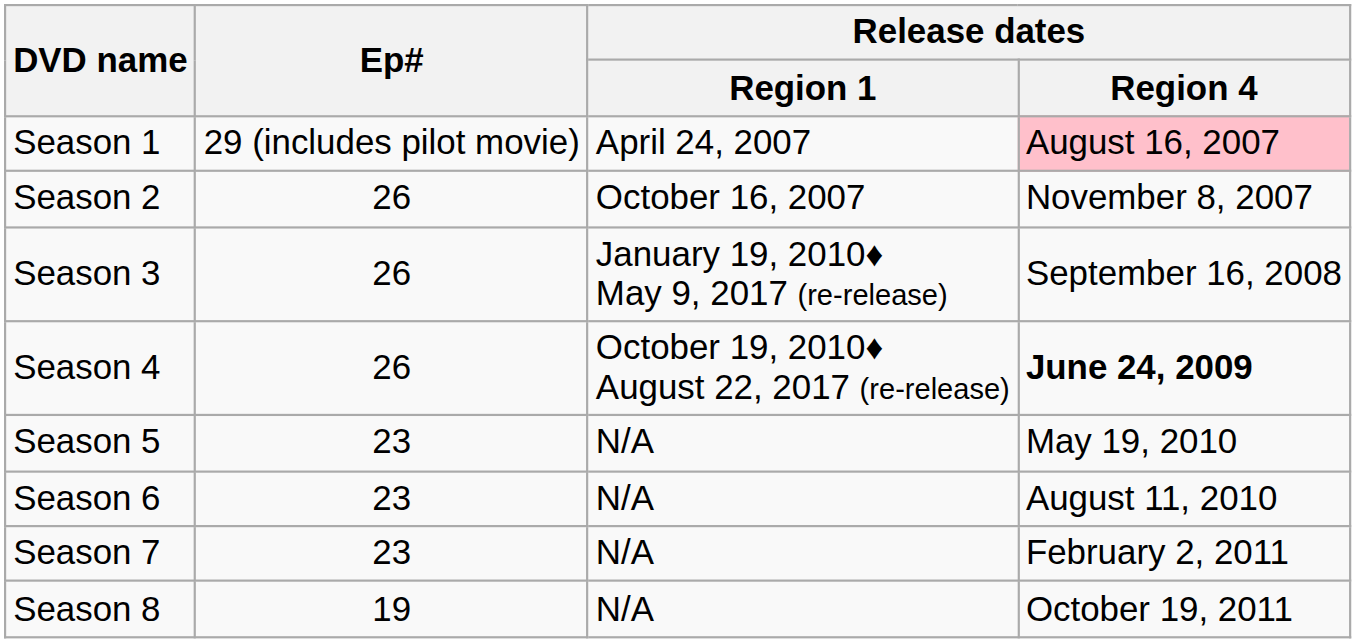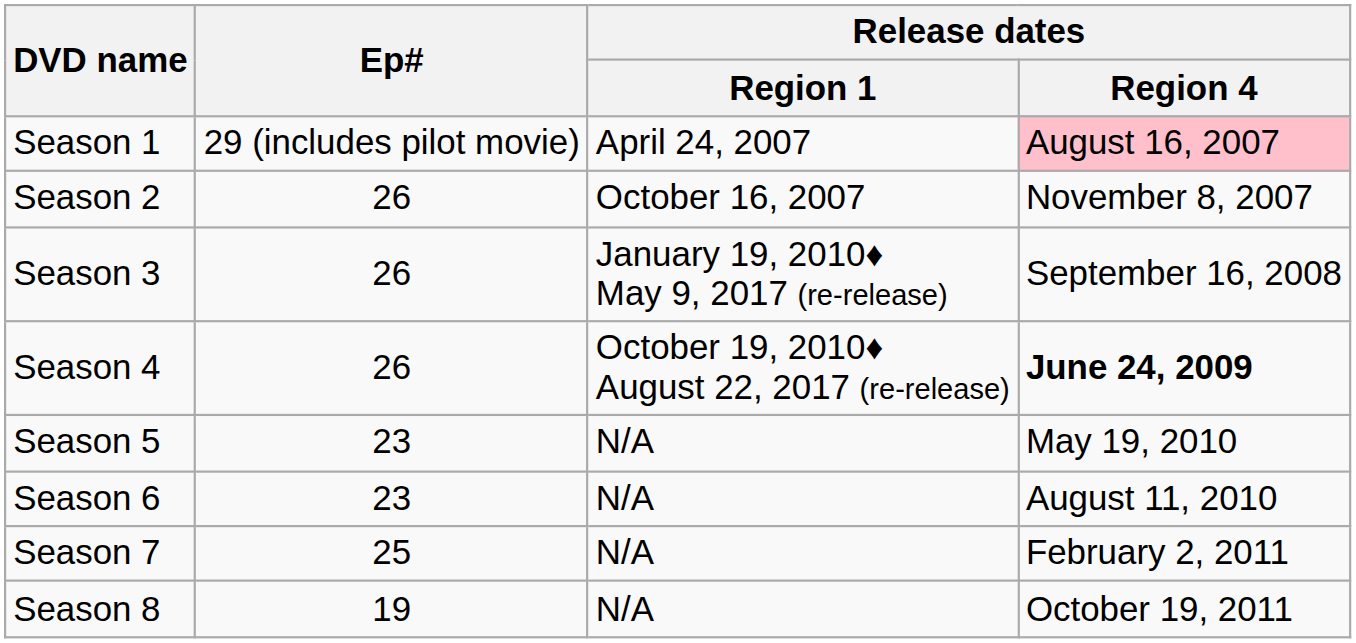(392, 553) 23 -> (392, 553) 25
